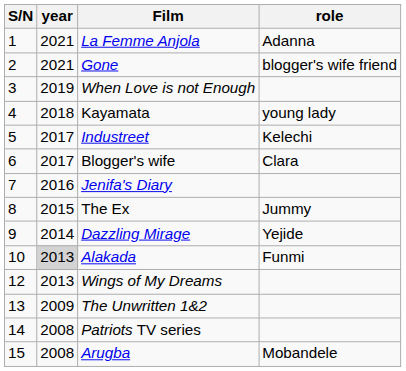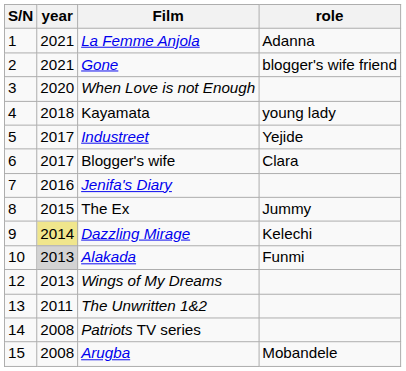(57, 88) 2019 -> (57, 88) 2020
(287, 137) Kelechi -> (283, 137) Yejide
(57, 233) no background -> (57, 233) khaki background
(283, 233) Yejide -> (287, 233) Kelechi
(57, 305) 2009 -> (57, 305) 2011
